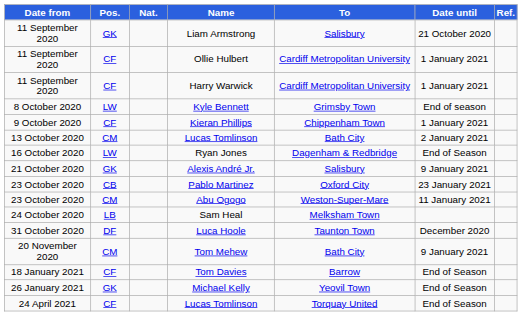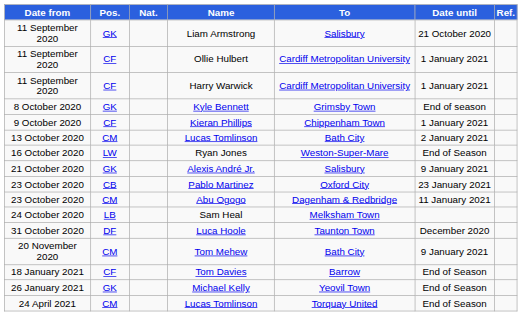(110, 107) LW -> (110, 107) GK
(345, 153) Dagenham & Redbridge -> (345, 153) Weston-Super-Mare
(345, 200) Weston-Super-Mare -> (345, 200) Dagenham & Redbridge
(110, 304) CF -> (110, 304) CM
